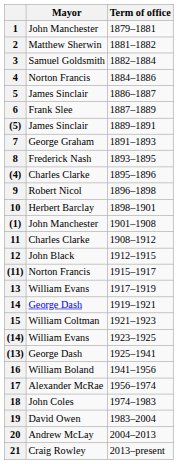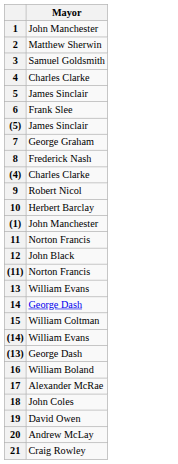- column: (140, 12)
(59, 77) Norton Francis -> (59, 77) Charles Clarke
(59, 239) Charles Clarke -> (59, 239) Norton Francis
